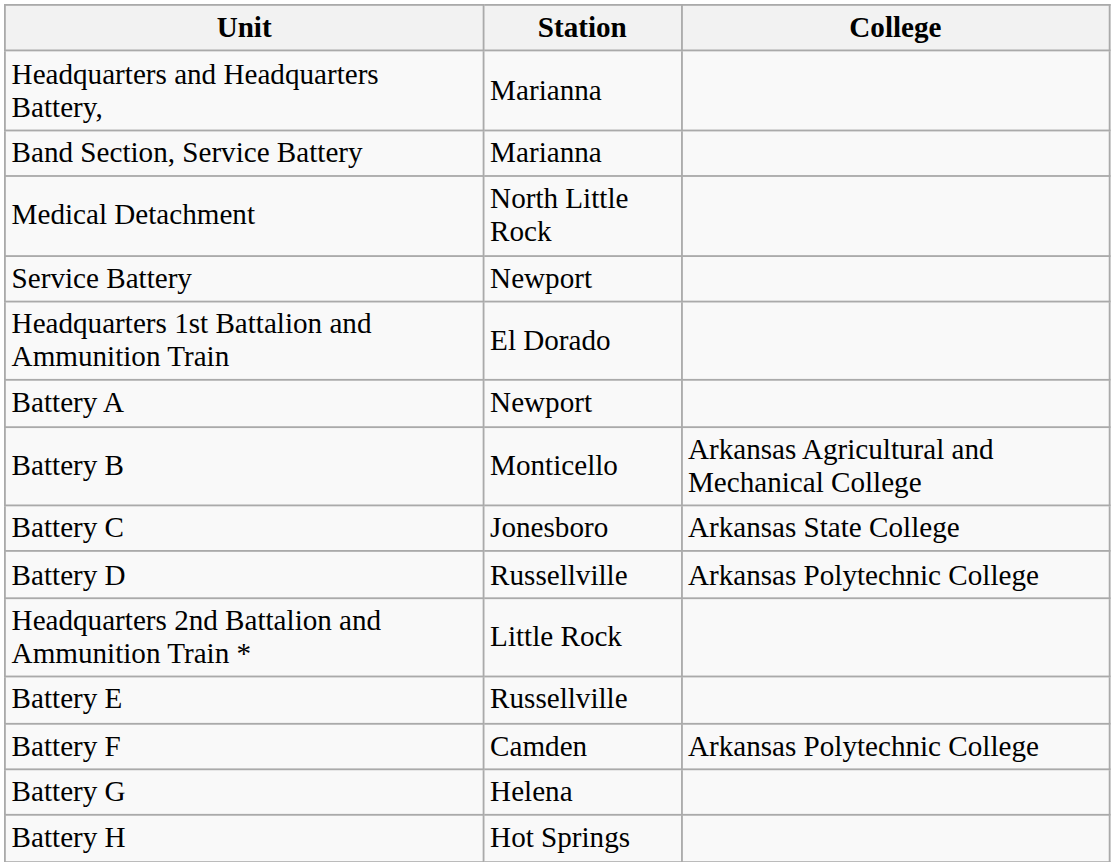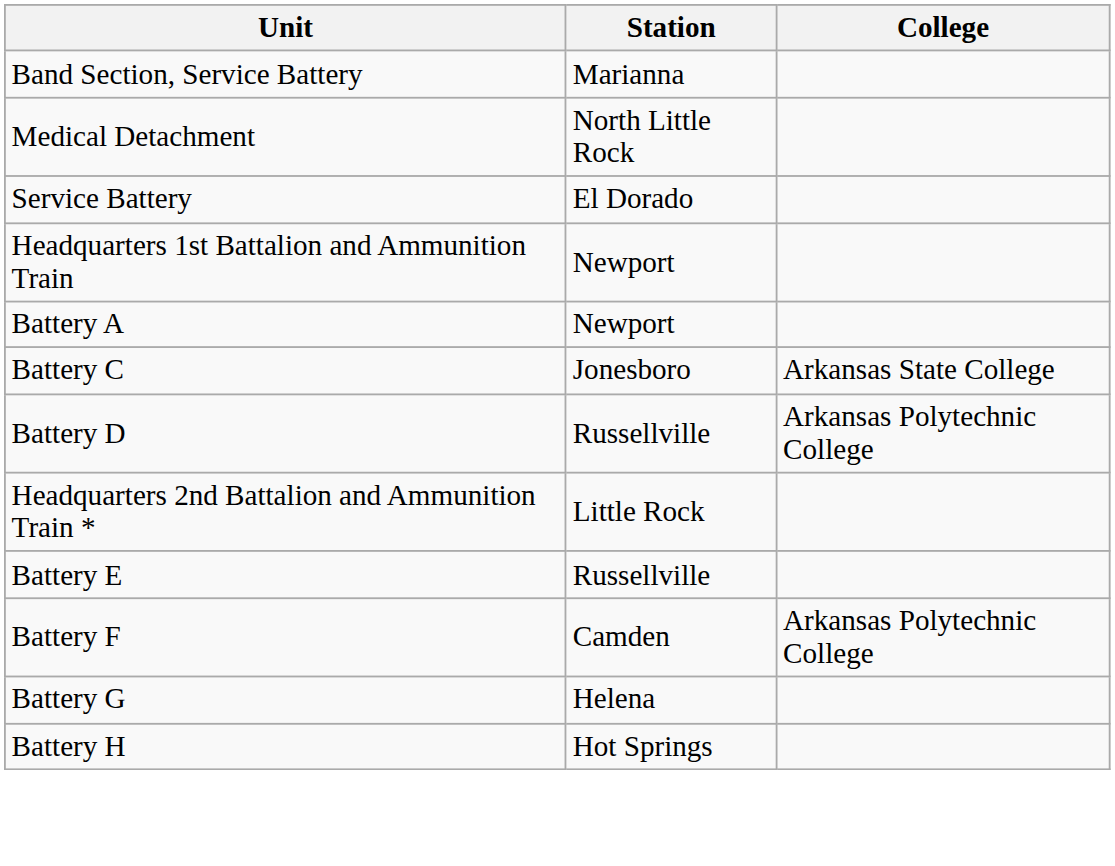- row: (195, 90)
(541, 277) Newport -> (633, 198) El Dorado
(550, 340) El Dorado -> (624, 261) Newport
- row: (68, 465)
